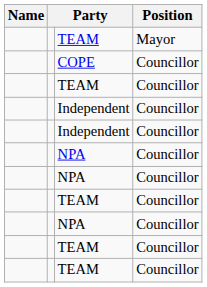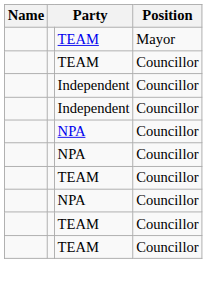- row: (76, 62)
